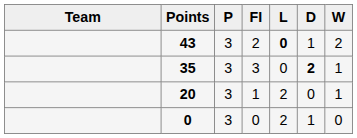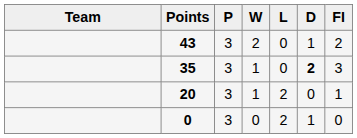columns swapped: (339, 17) <-> (256, 17)
(283, 43) bold -> (283, 43) normal
